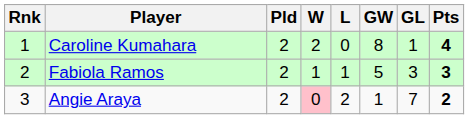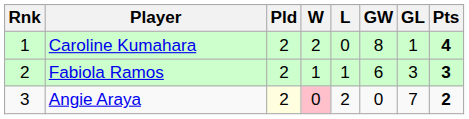(378, 72) 5 -> (378, 72) 6
(284, 99) no background -> (284, 99) lightyellow background
(378, 99) 1 -> (378, 99) 0
